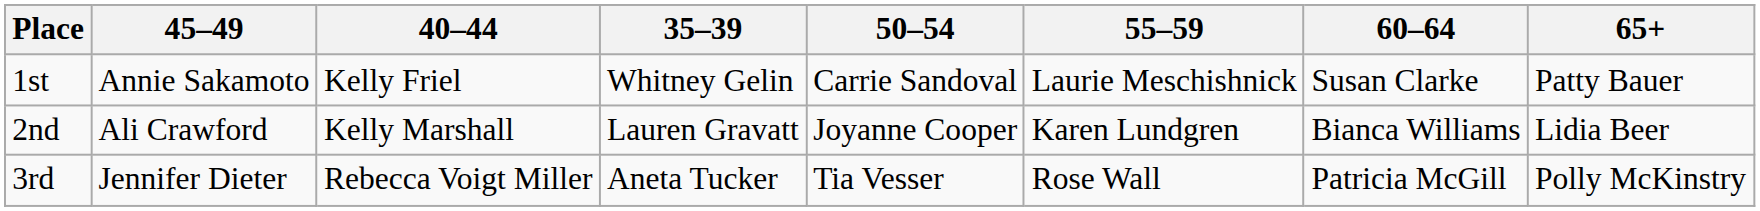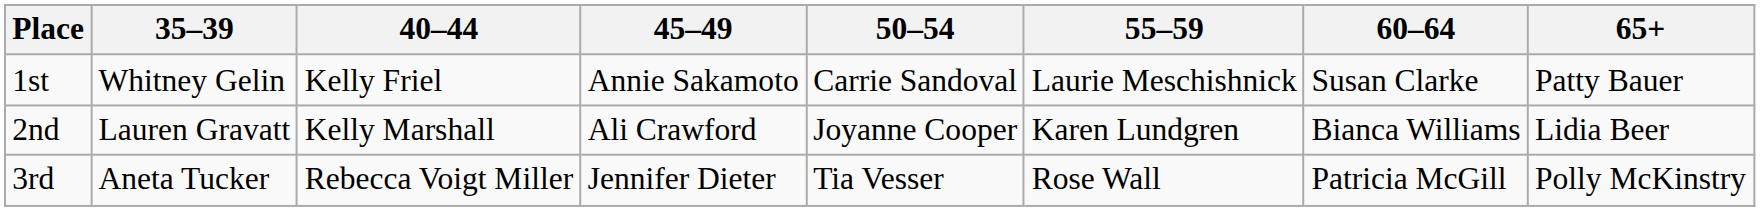columns swapped: (703, 29) <-> (204, 29)
